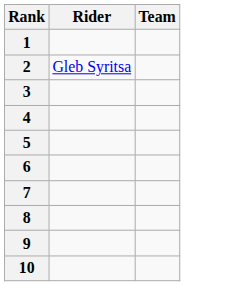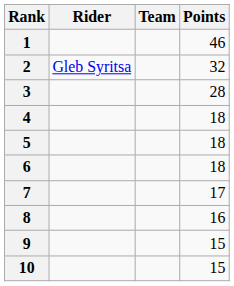+ column: (204, 17)
